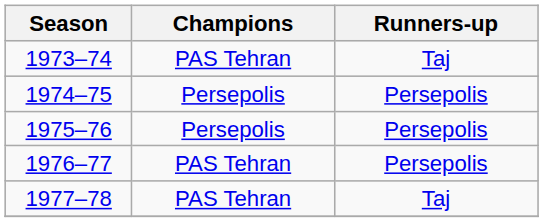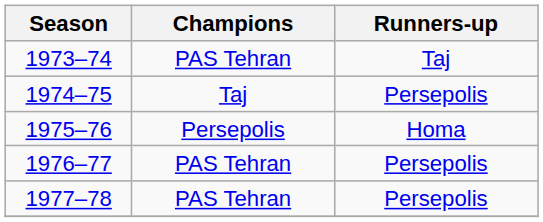(233, 94) Persepolis -> (233, 94) Taj
(436, 129) Persepolis -> (436, 129) Homa
(436, 199) Taj -> (436, 199) Persepolis
